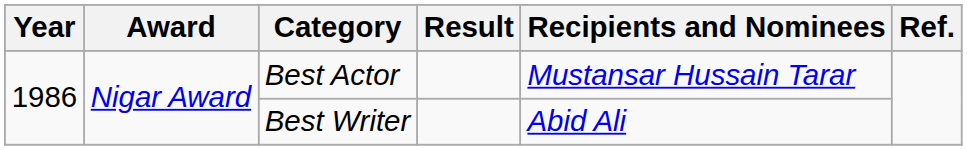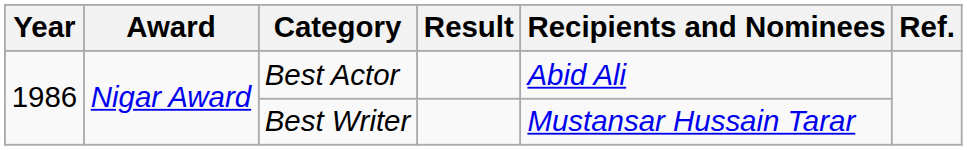(691, 74) Mustansar Hussain Tarar -> (577, 74) Abid Ali
(577, 121) Abid Ali -> (691, 121) Mustansar Hussain Tarar
